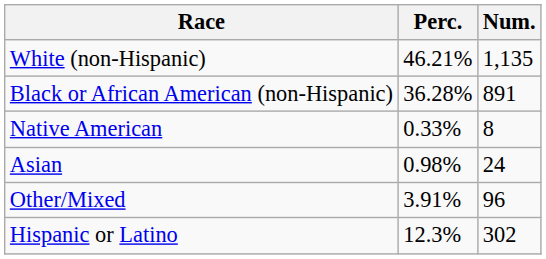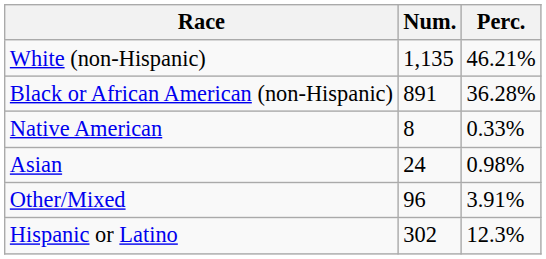columns swapped: (509, 22) <-> (438, 22)
